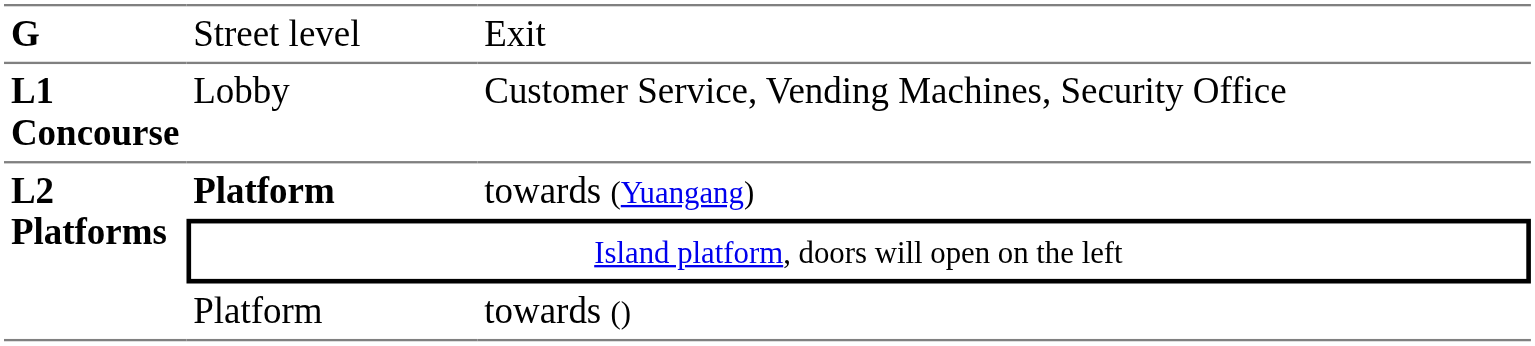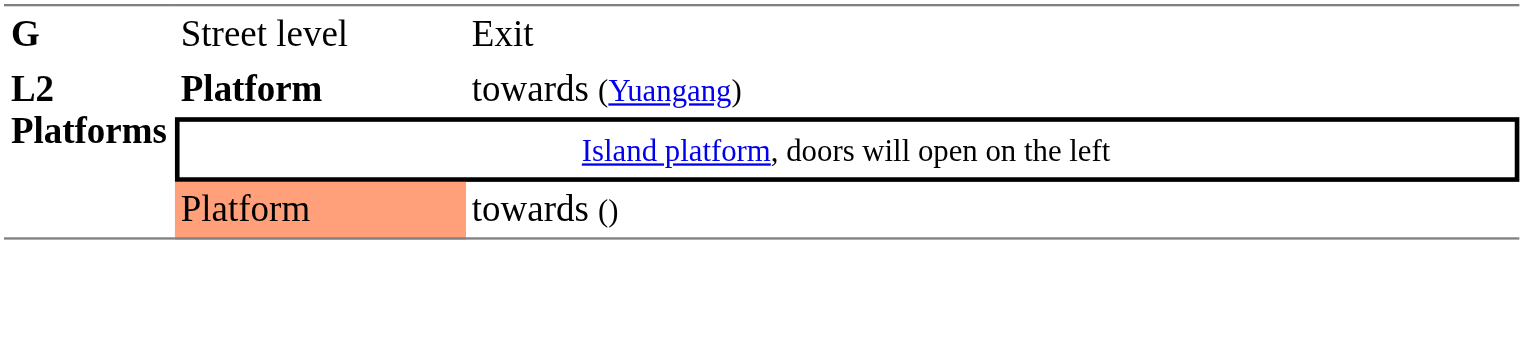- row: (885, 91)
(258, 310) no background -> (245, 208) lightsalmon background
